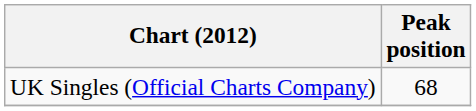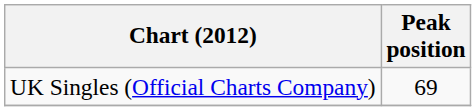(426, 86) 68 -> (426, 86) 69
